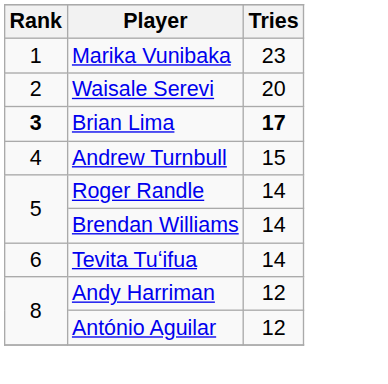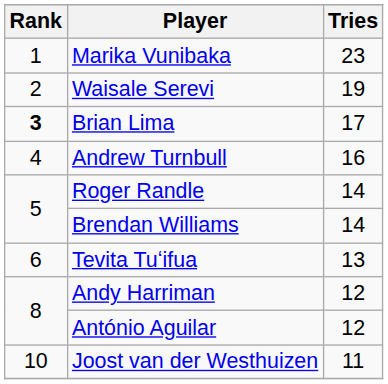(274, 89) 20 -> (353, 89) 19
(274, 123) bold -> (353, 123) normal
(274, 157) 15 -> (353, 157) 16
(274, 259) 14 -> (353, 259) 13
+ row: (195, 361)
